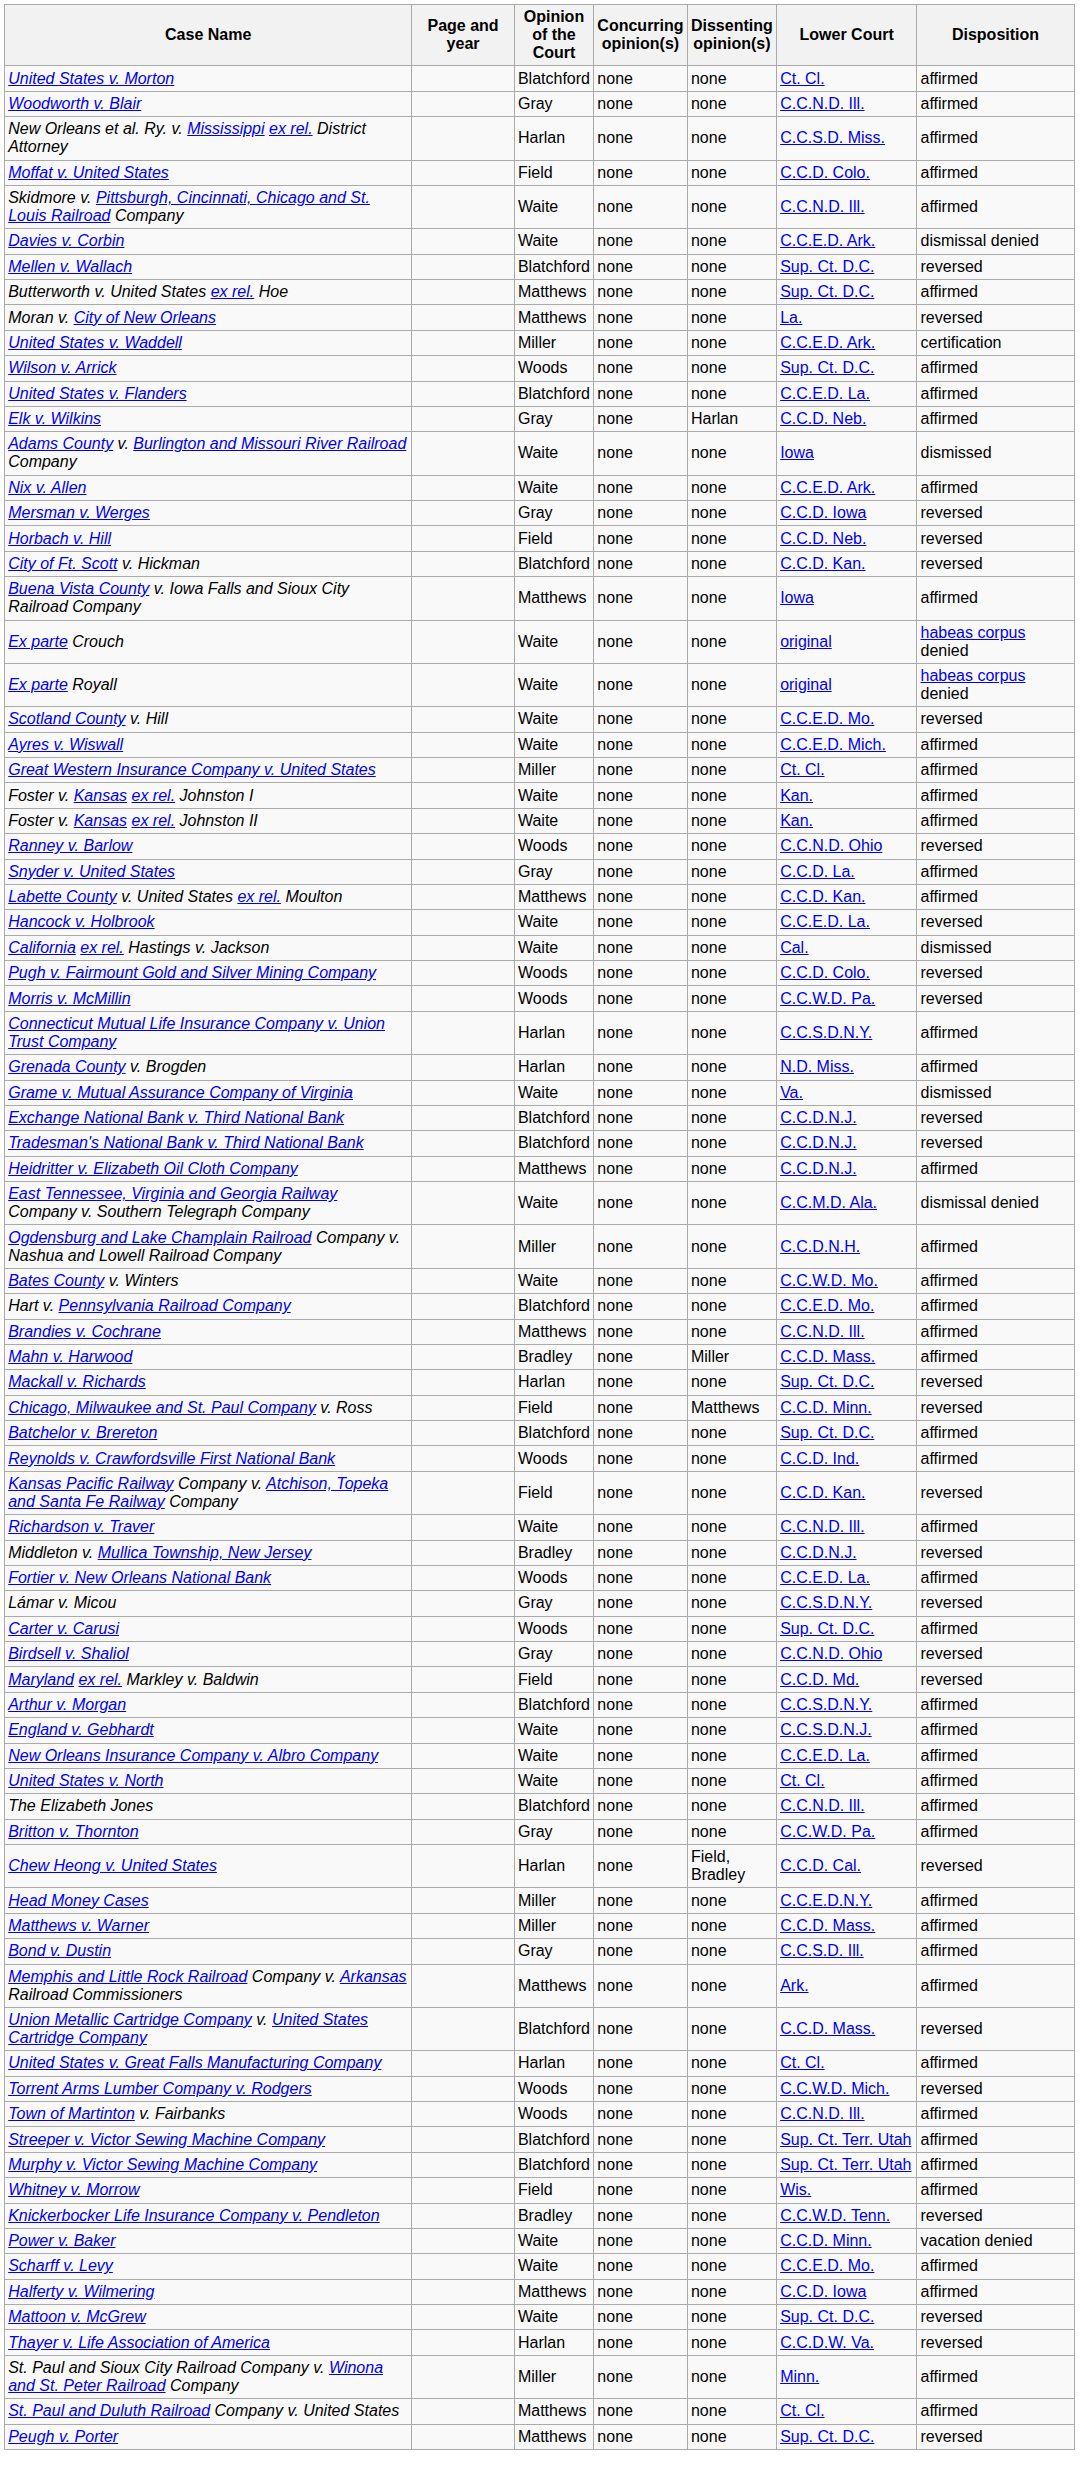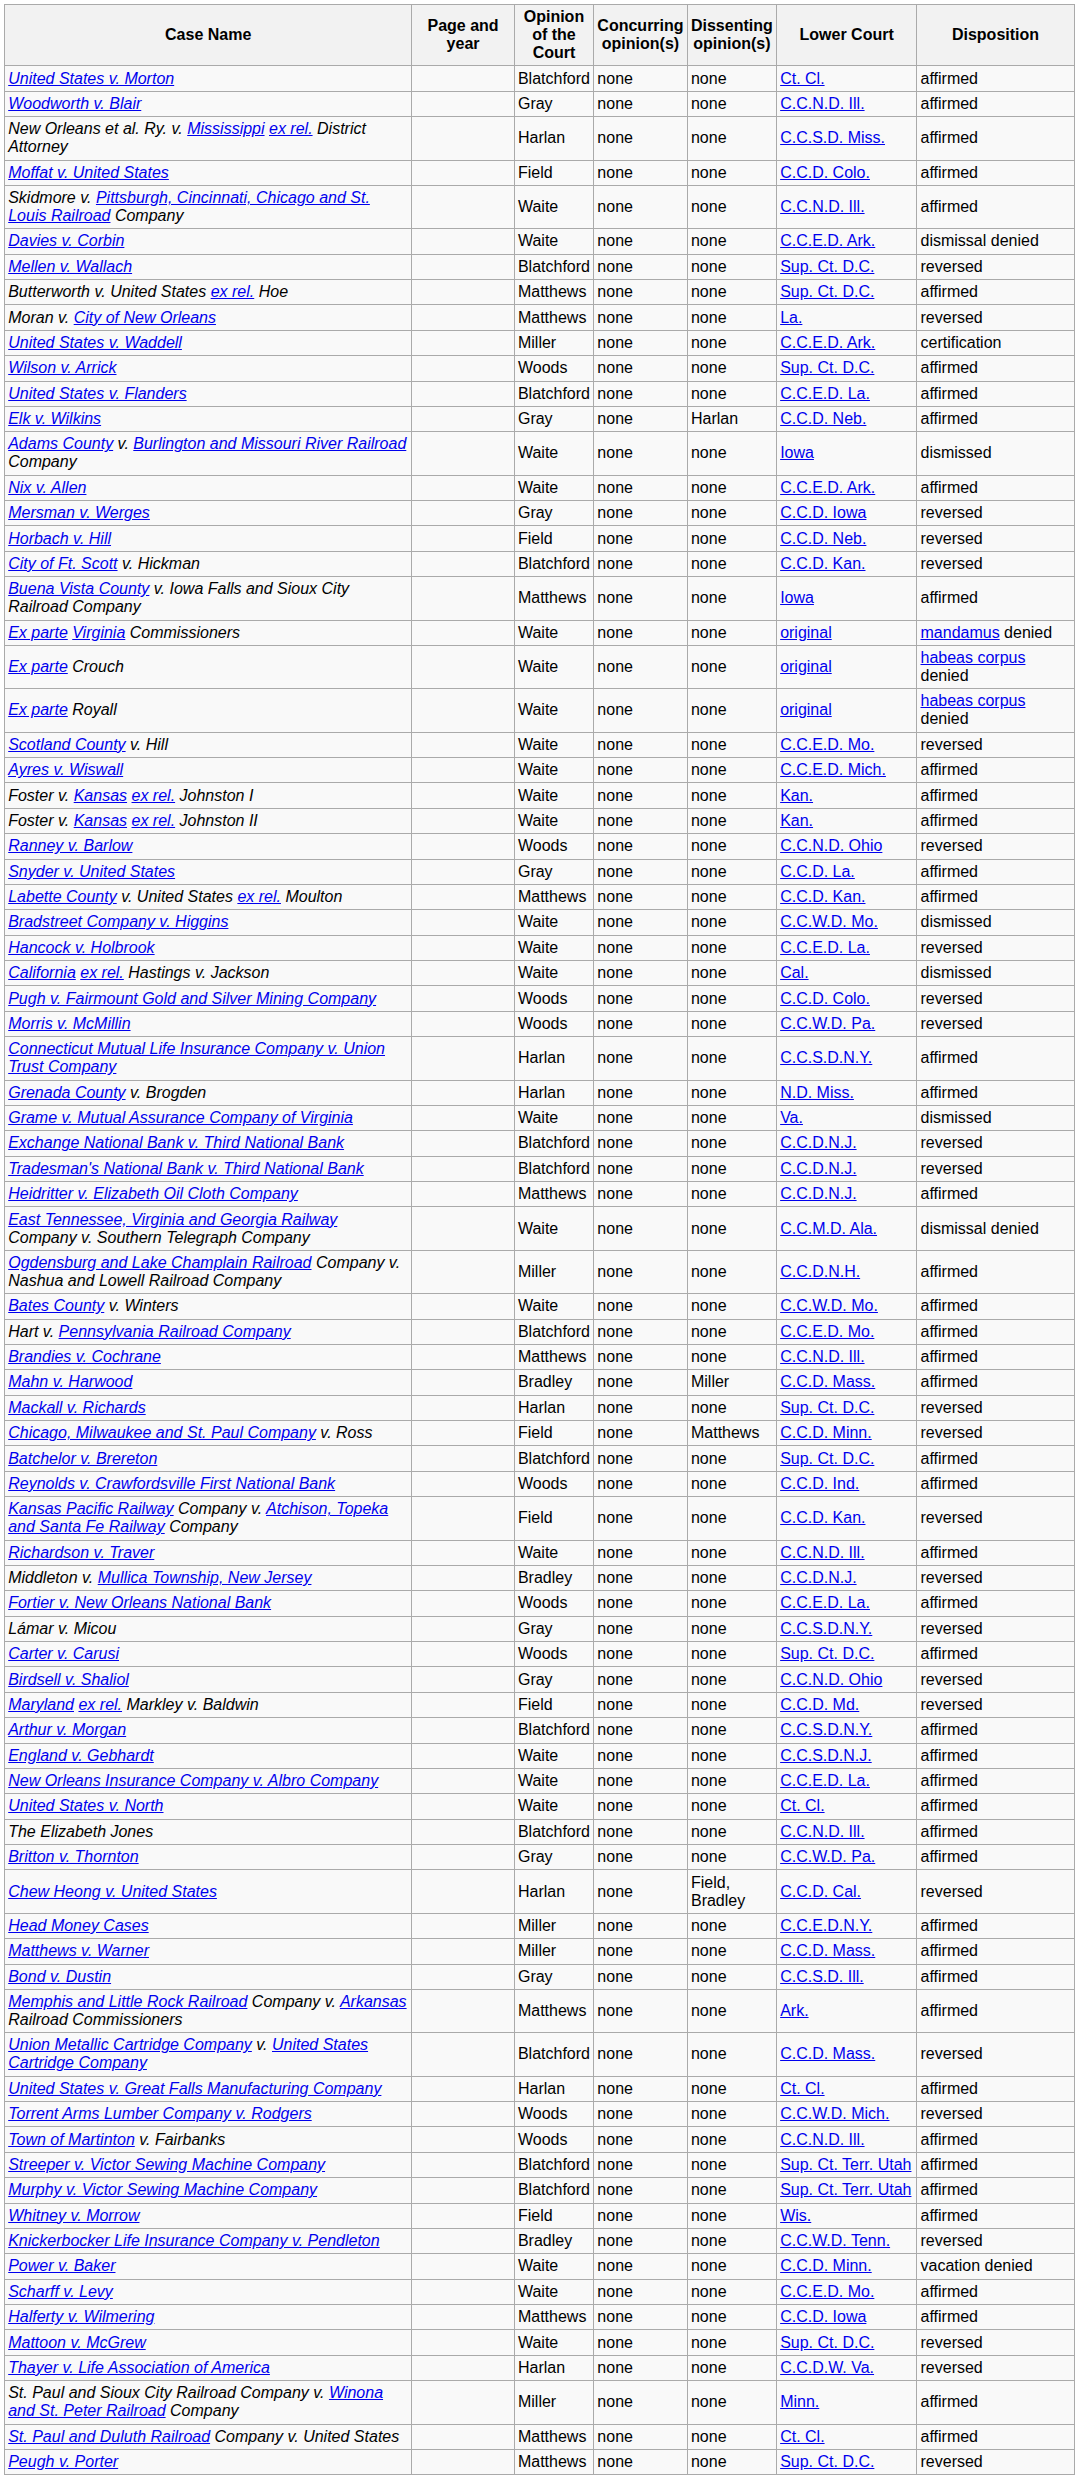+ row: (124, 632)
- row: (192, 770)
+ row: (118, 922)
